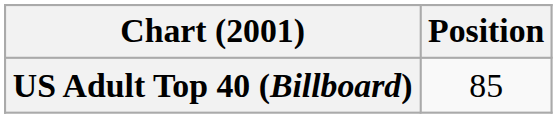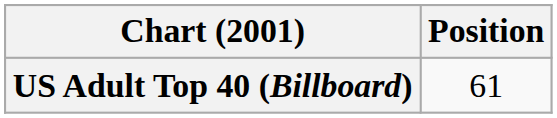(486, 84) 85 -> (486, 84) 61
